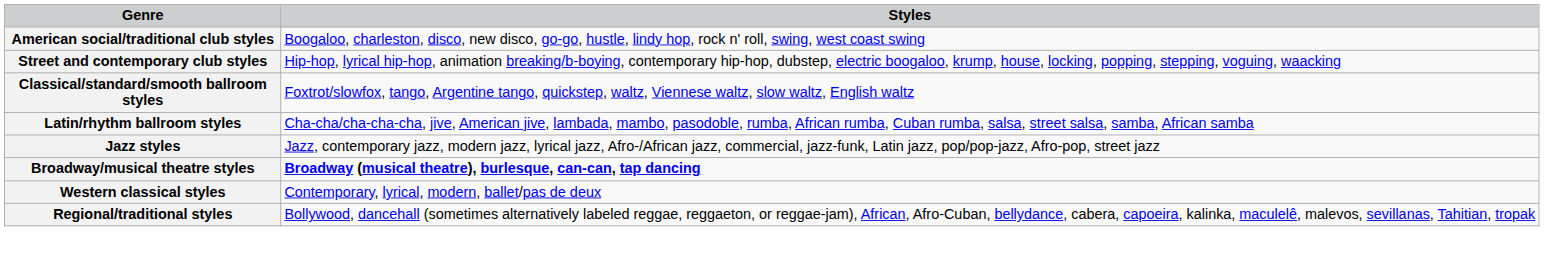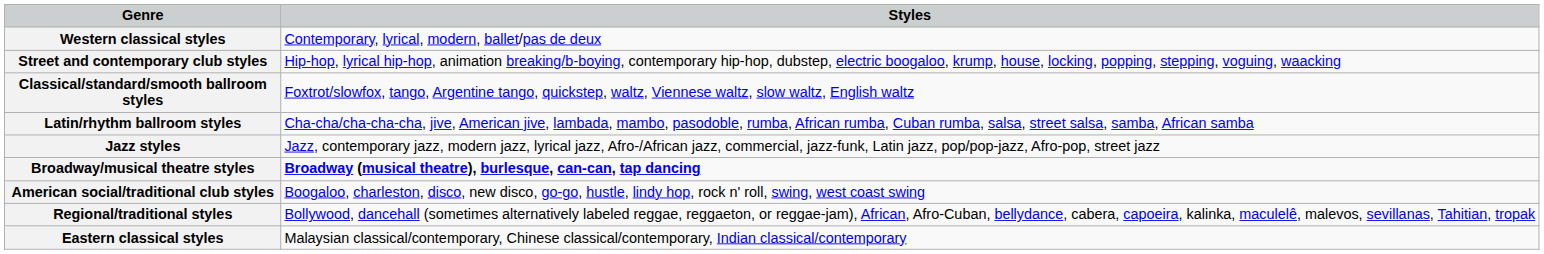rows swapped: (143, 191) <-> (143, 38)
+ row: (143, 237)
